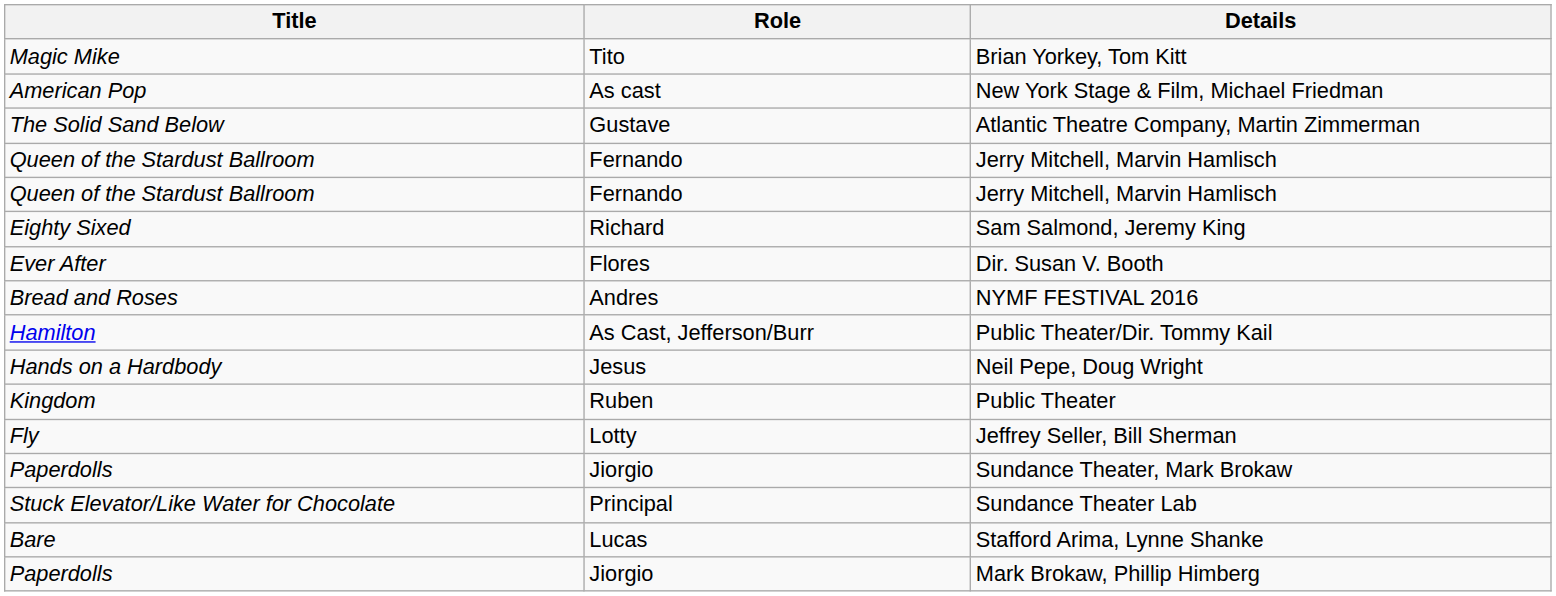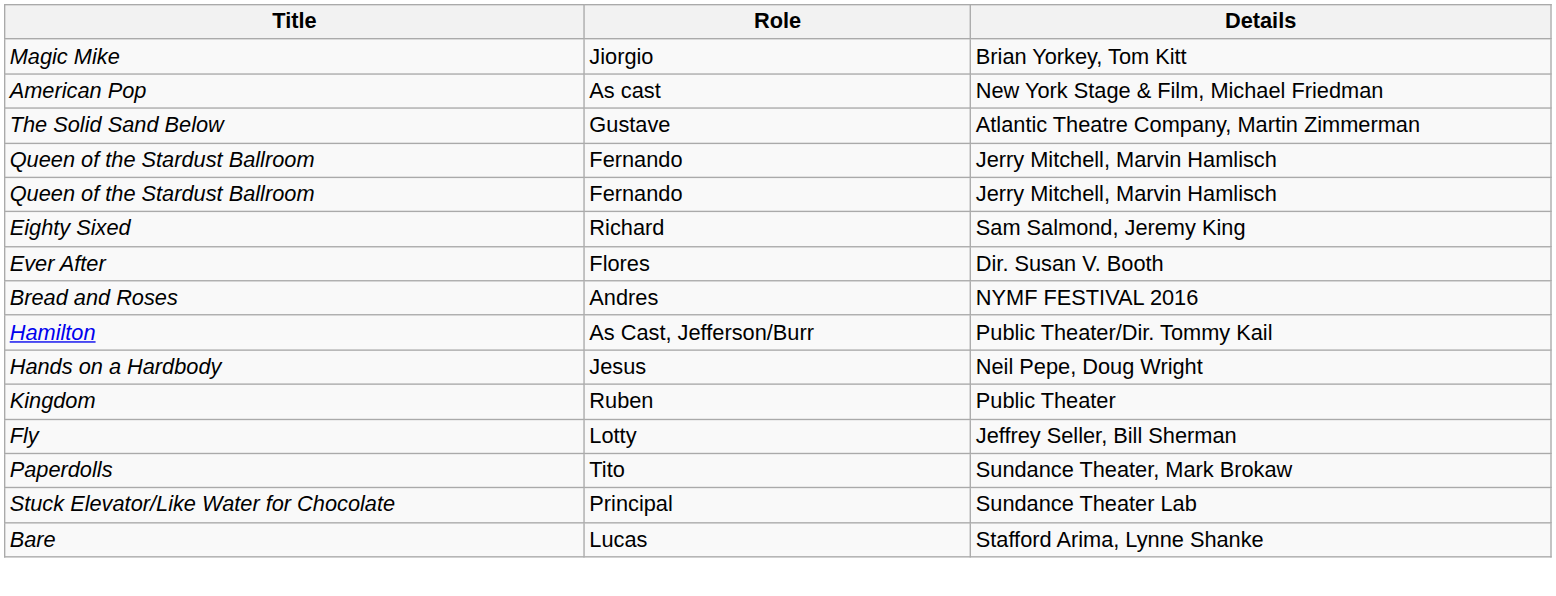(607, 56) Tito -> (621, 56) Jiorgio
(621, 470) Jiorgio -> (607, 470) Tito
- row: (61, 573)
